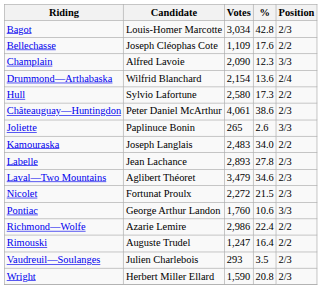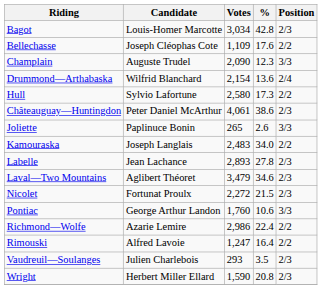(155, 62) Alfred Lavoie -> (158, 62) Auguste Trudel
(158, 243) Auguste Trudel -> (155, 243) Alfred Lavoie
